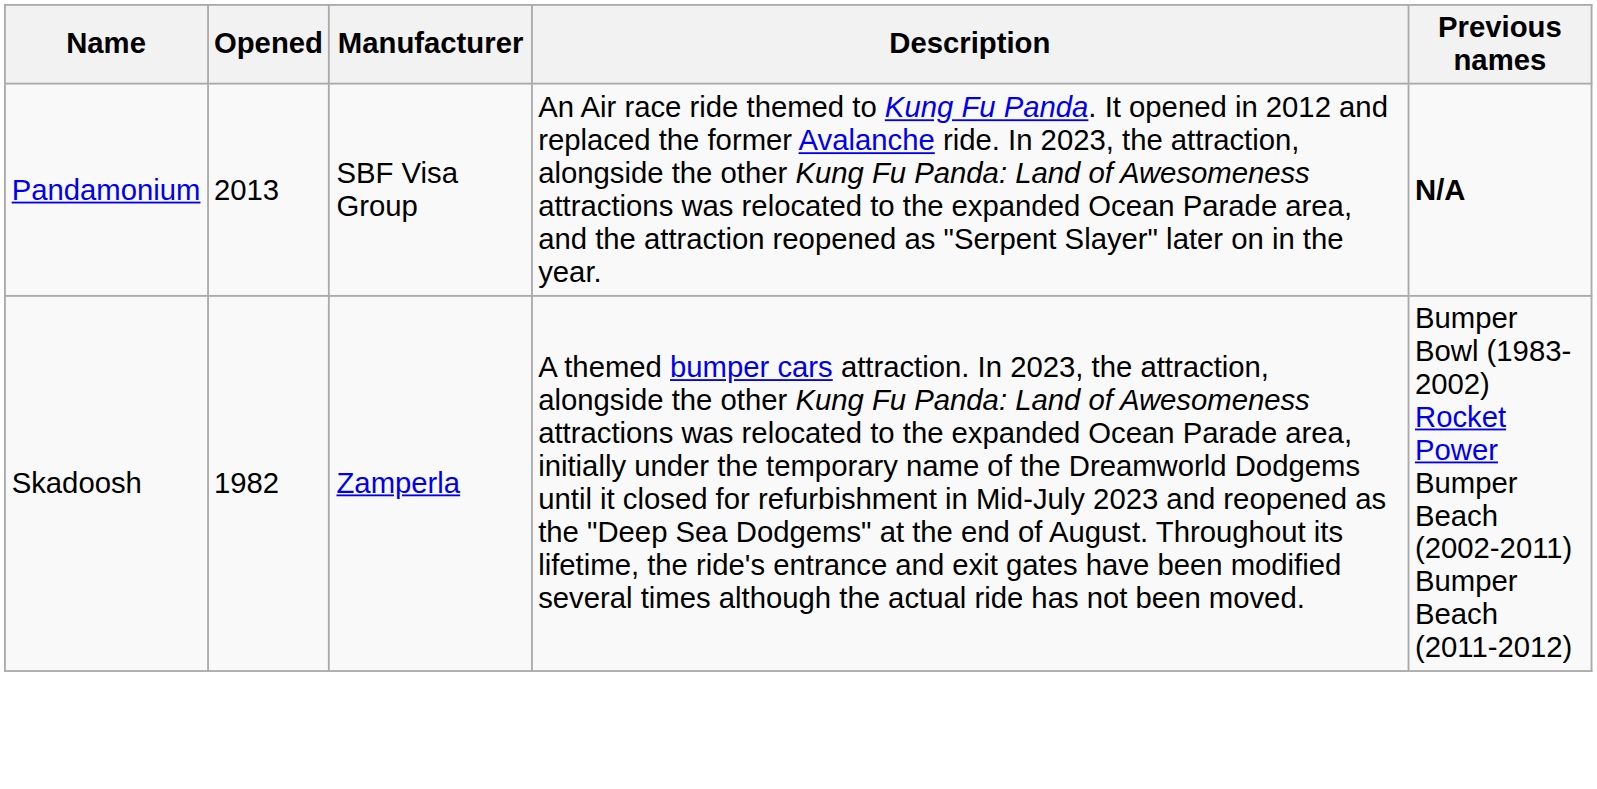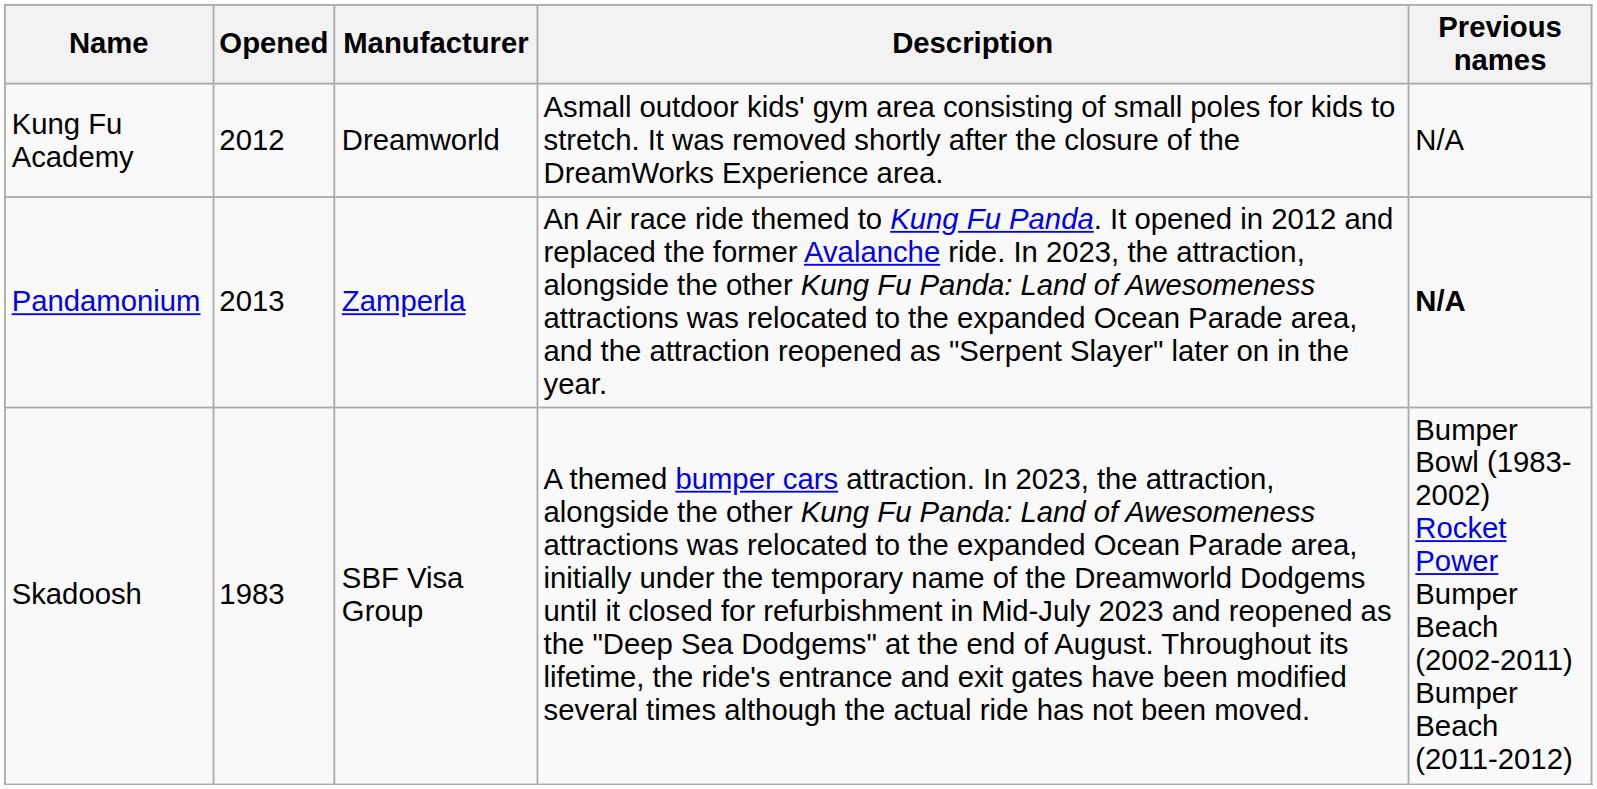+ row: (73, 140)
(397, 189) SBF Visa Group -> (404, 301) Zamperla
(247, 482) 1982 -> (252, 595) 1983
(398, 482) Zamperla -> (403, 595) SBF Visa Group
